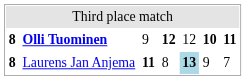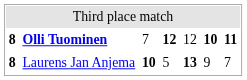(145, 40) 9 -> (145, 40) 7
(148, 63) 11 -> (149, 63) 10
(165, 63) 8 -> (166, 63) 5
(189, 63) lightblue background -> (190, 63) no background
